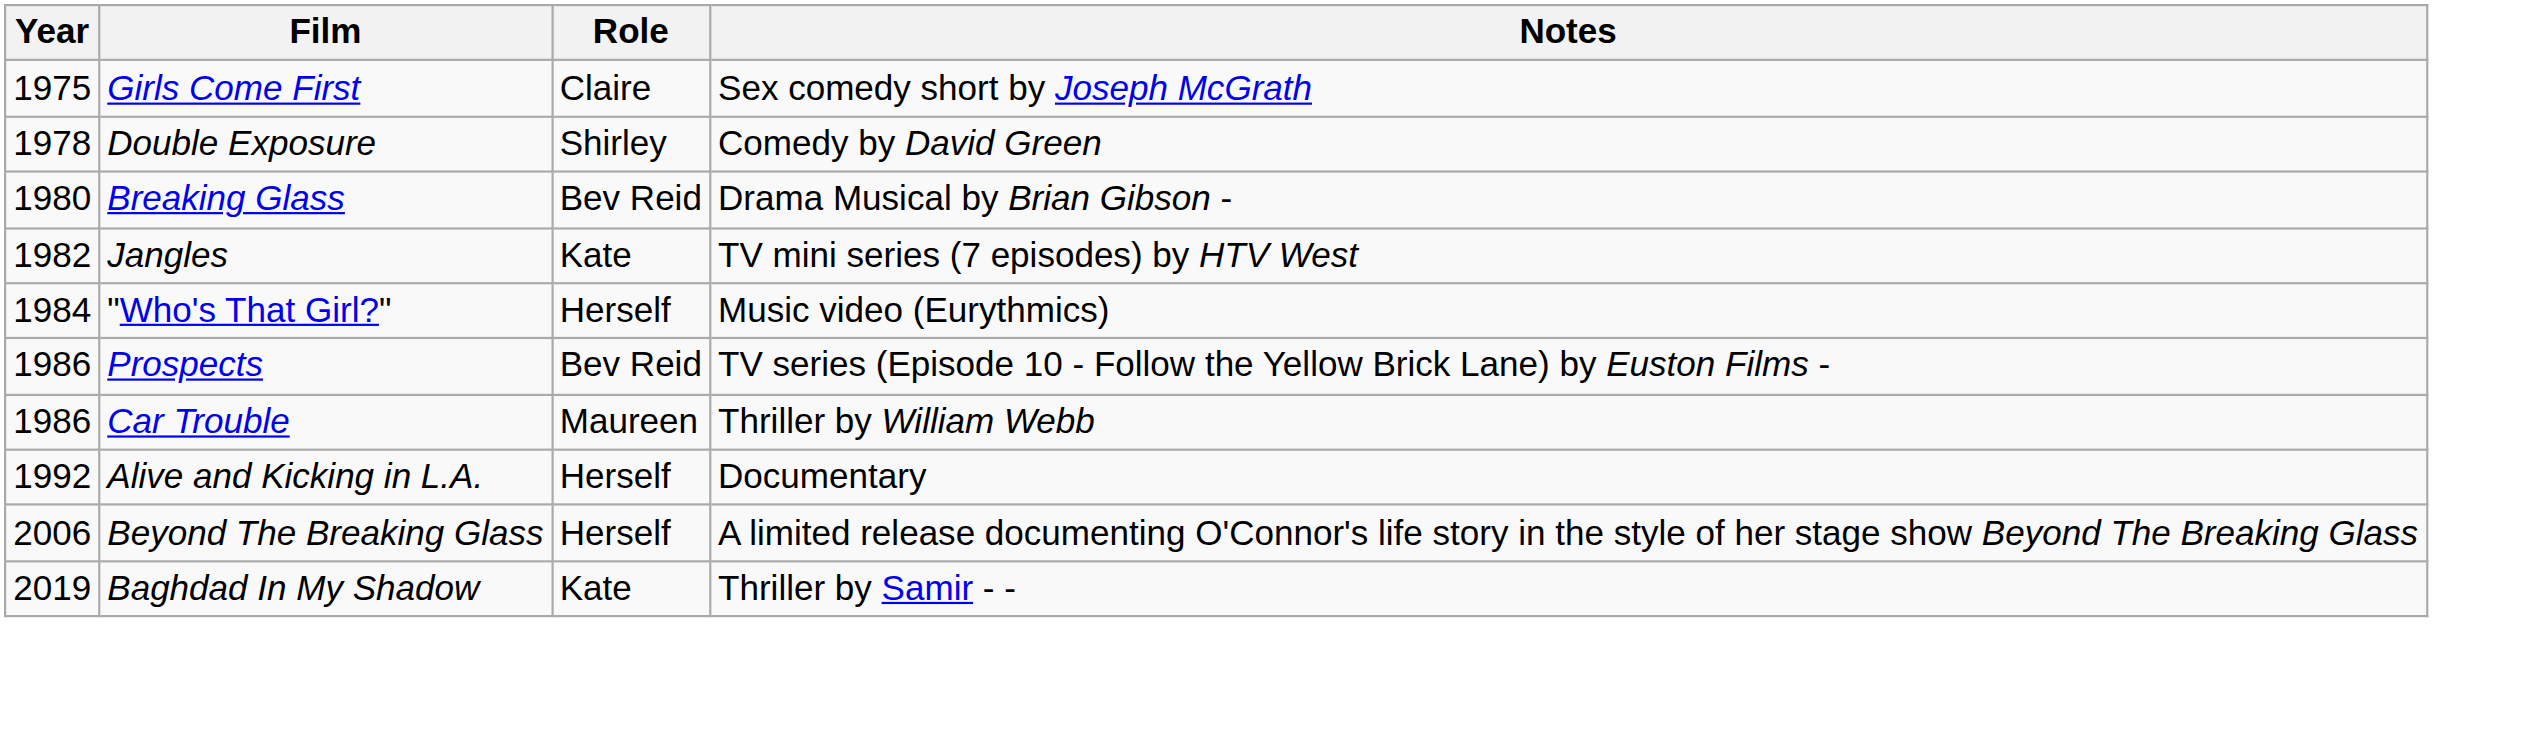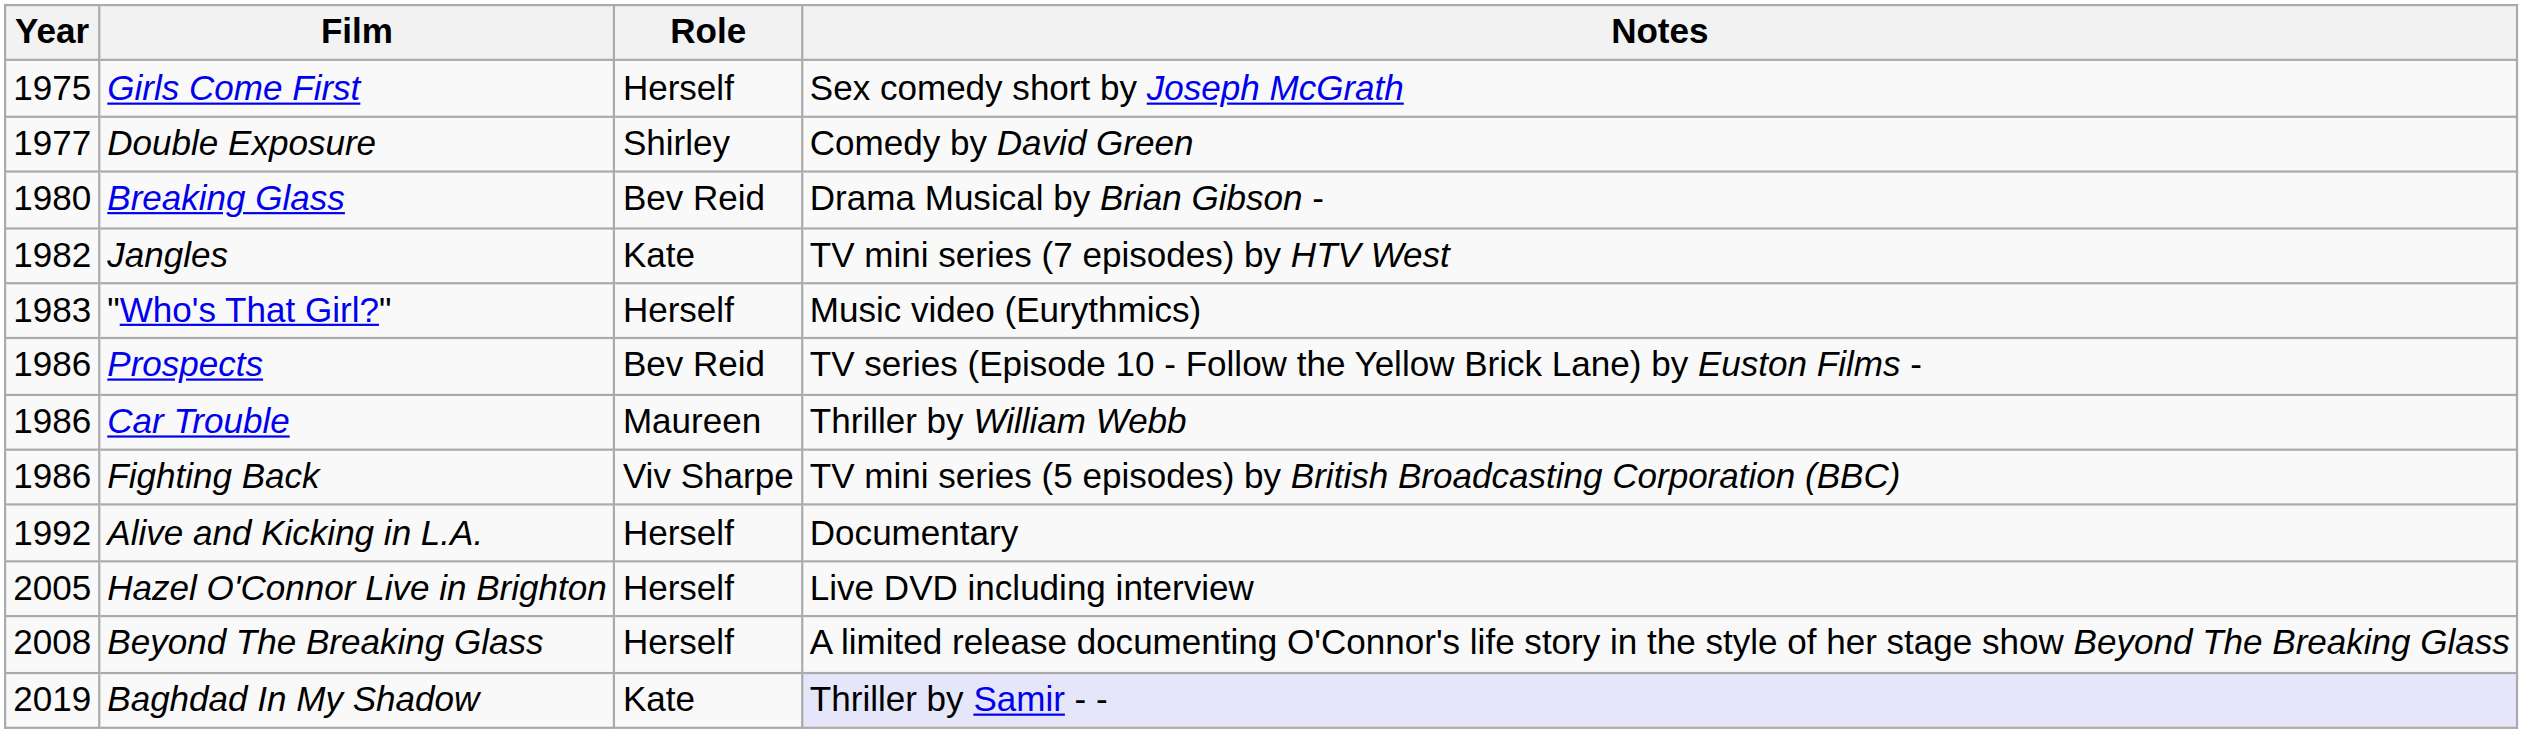(605, 87) Claire -> (678, 87) Herself
(52, 143) 1978 -> (52, 143) 1977
(52, 310) 1984 -> (52, 310) 1983
+ row: (213, 476)
+ row: (357, 587)
(52, 532) 2006 -> (52, 643) 2008
(867, 587) no background -> (959, 699) lavender background
